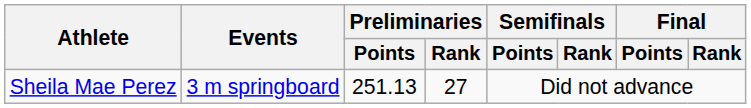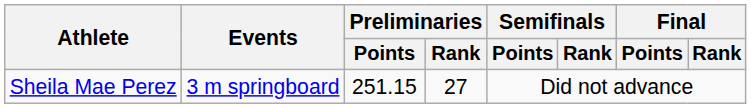(384, 87) 251.13 -> (384, 87) 251.15
